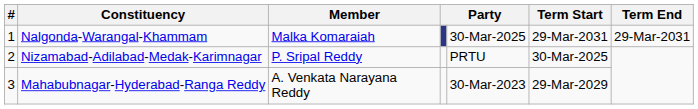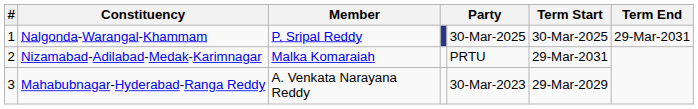(323, 36) Malka Komaraiah -> (317, 36) P. Sripal Reddy
(570, 36) 29-Mar-2031 -> (570, 36) 30-Mar-2025
(317, 57) P. Sripal Reddy -> (323, 57) Malka Komaraiah
(570, 57) 30-Mar-2025 -> (570, 57) 29-Mar-2031
